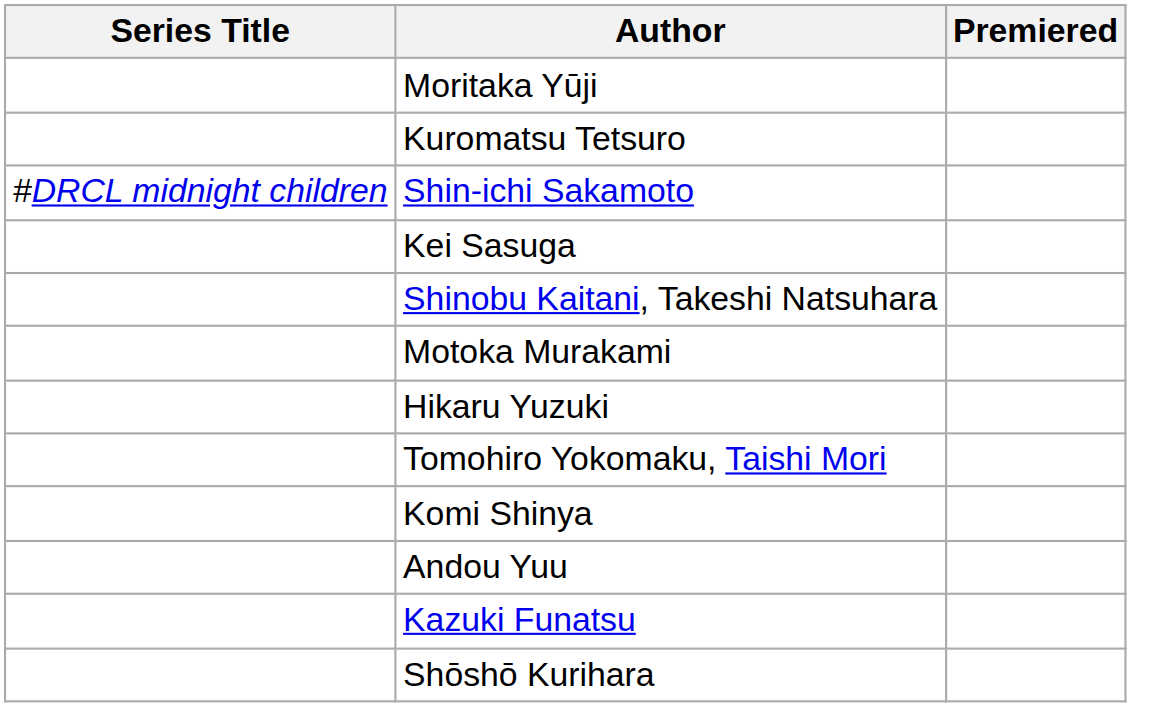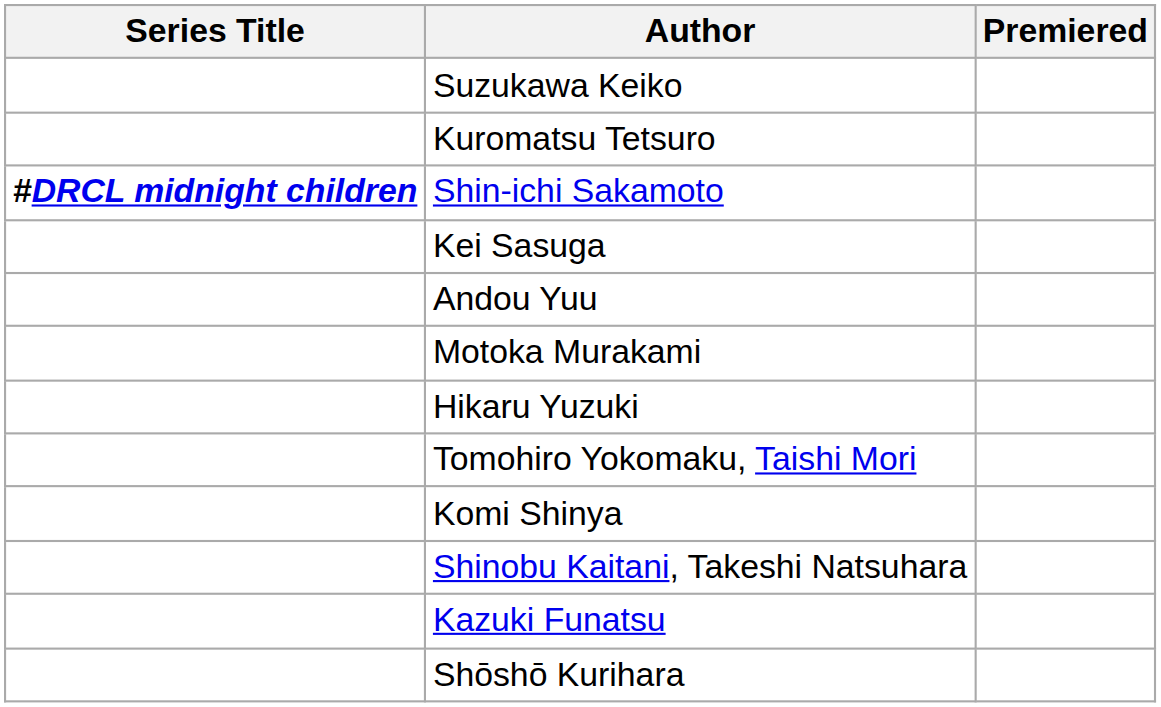- row: (500, 84)
+ row: (558, 84)
(200, 191) normal -> (215, 191) bold
rows swapped: (670, 298) <-> (485, 566)
